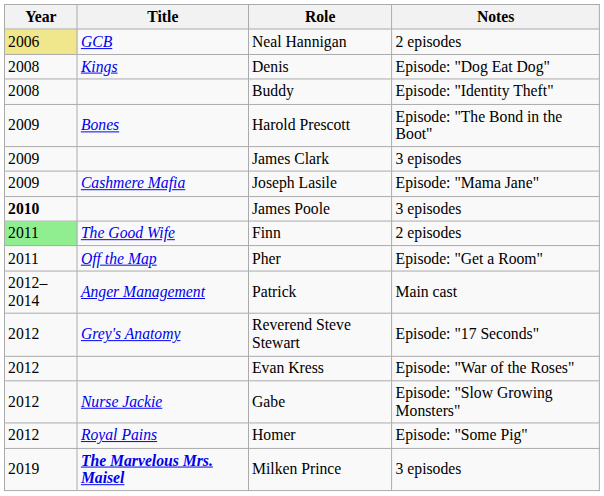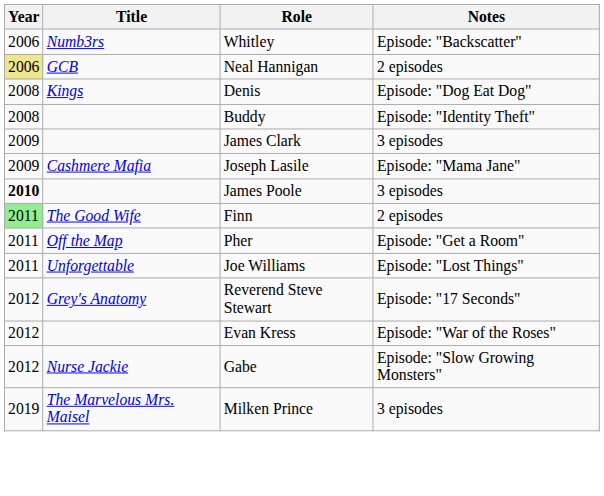+ row: (249, 41)
- row: (301, 125)
+ row: (264, 265)
- row: (274, 292)
- row: (274, 435)
(147, 469) bold -> (110, 409) normal
